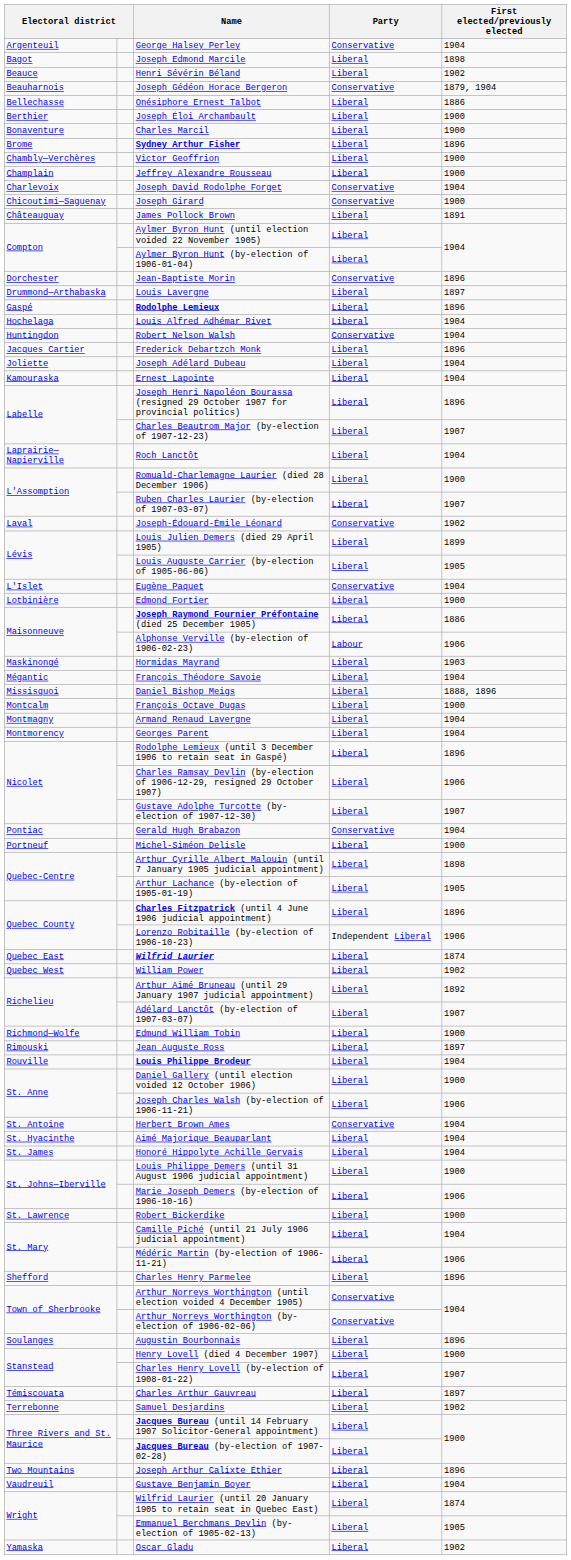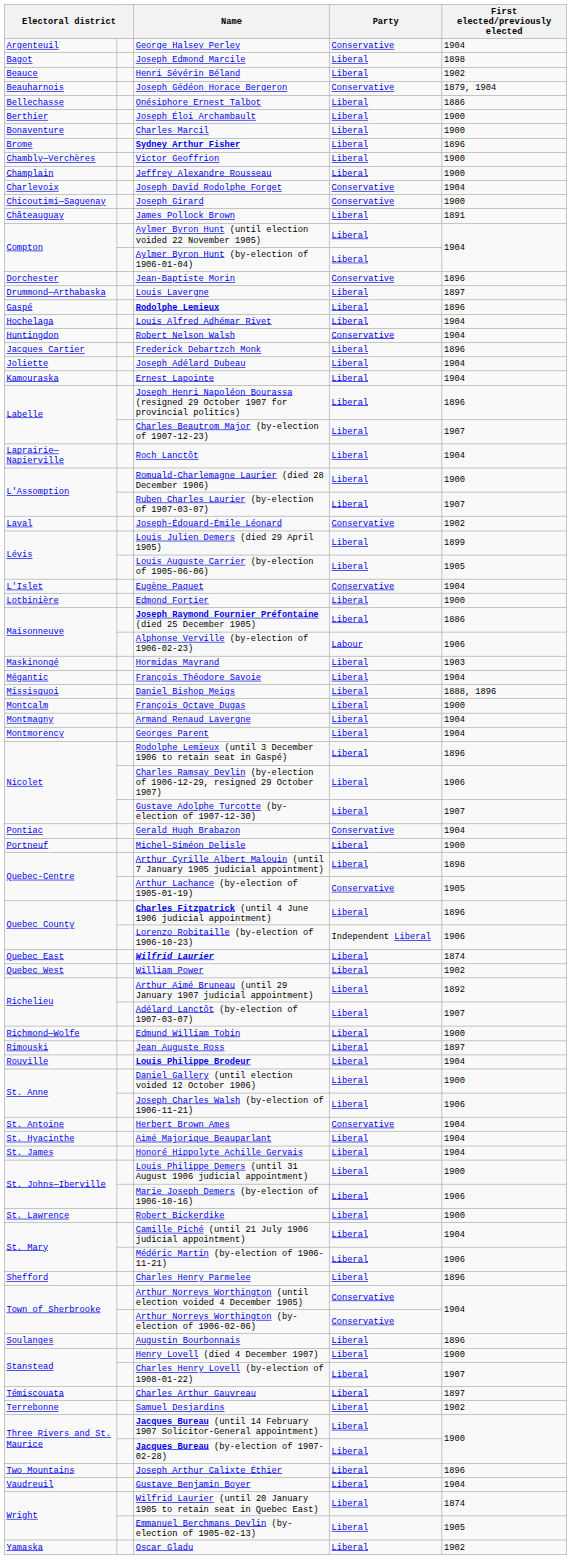(350, 889) Liberal -> (363, 889) Conservative
